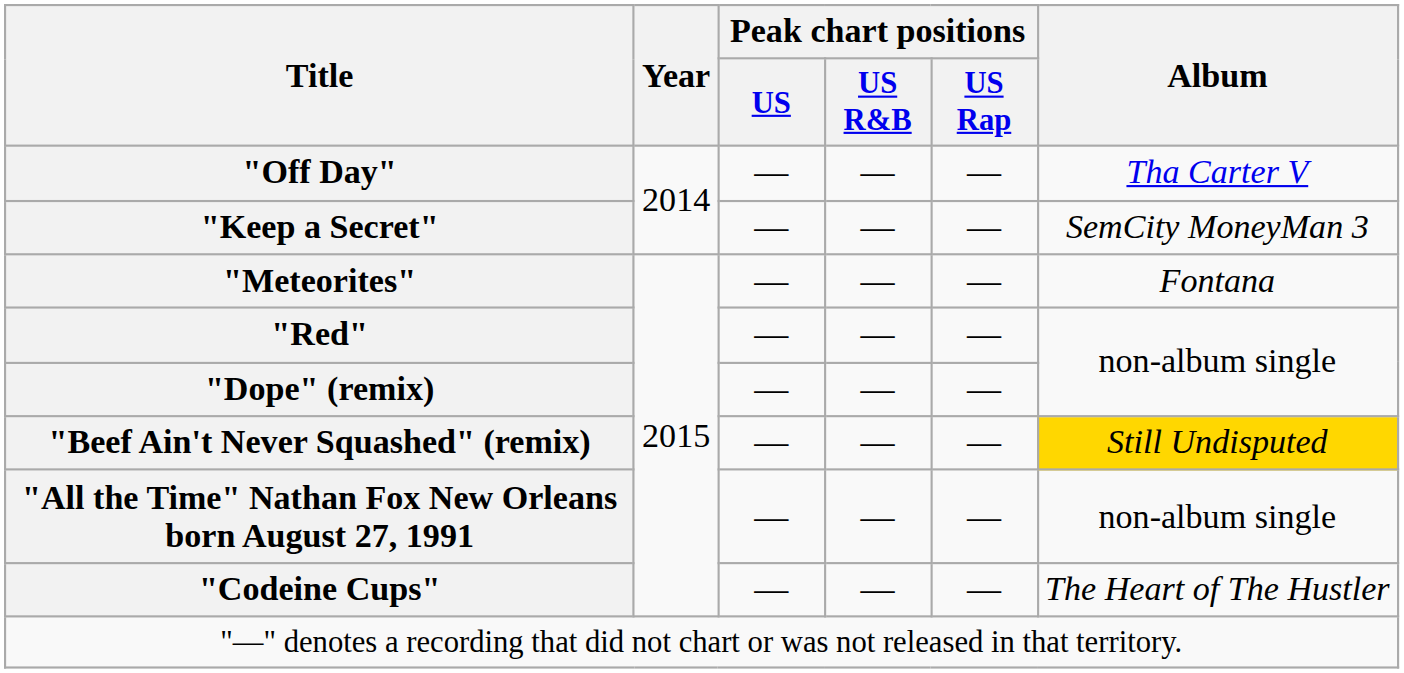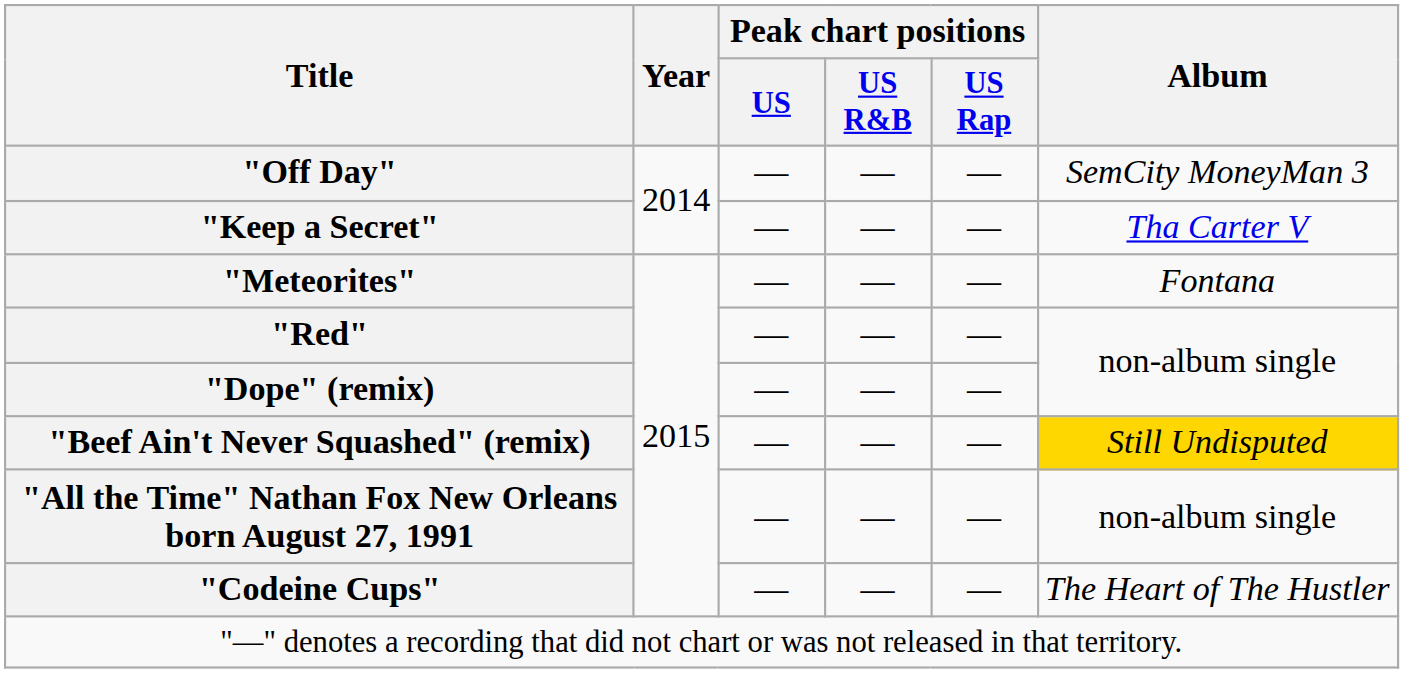(1217, 172) Tha Carter V -> (1217, 172) SemCity MoneyMan 3
(1217, 226) SemCity MoneyMan 3 -> (1217, 226) Tha Carter V
